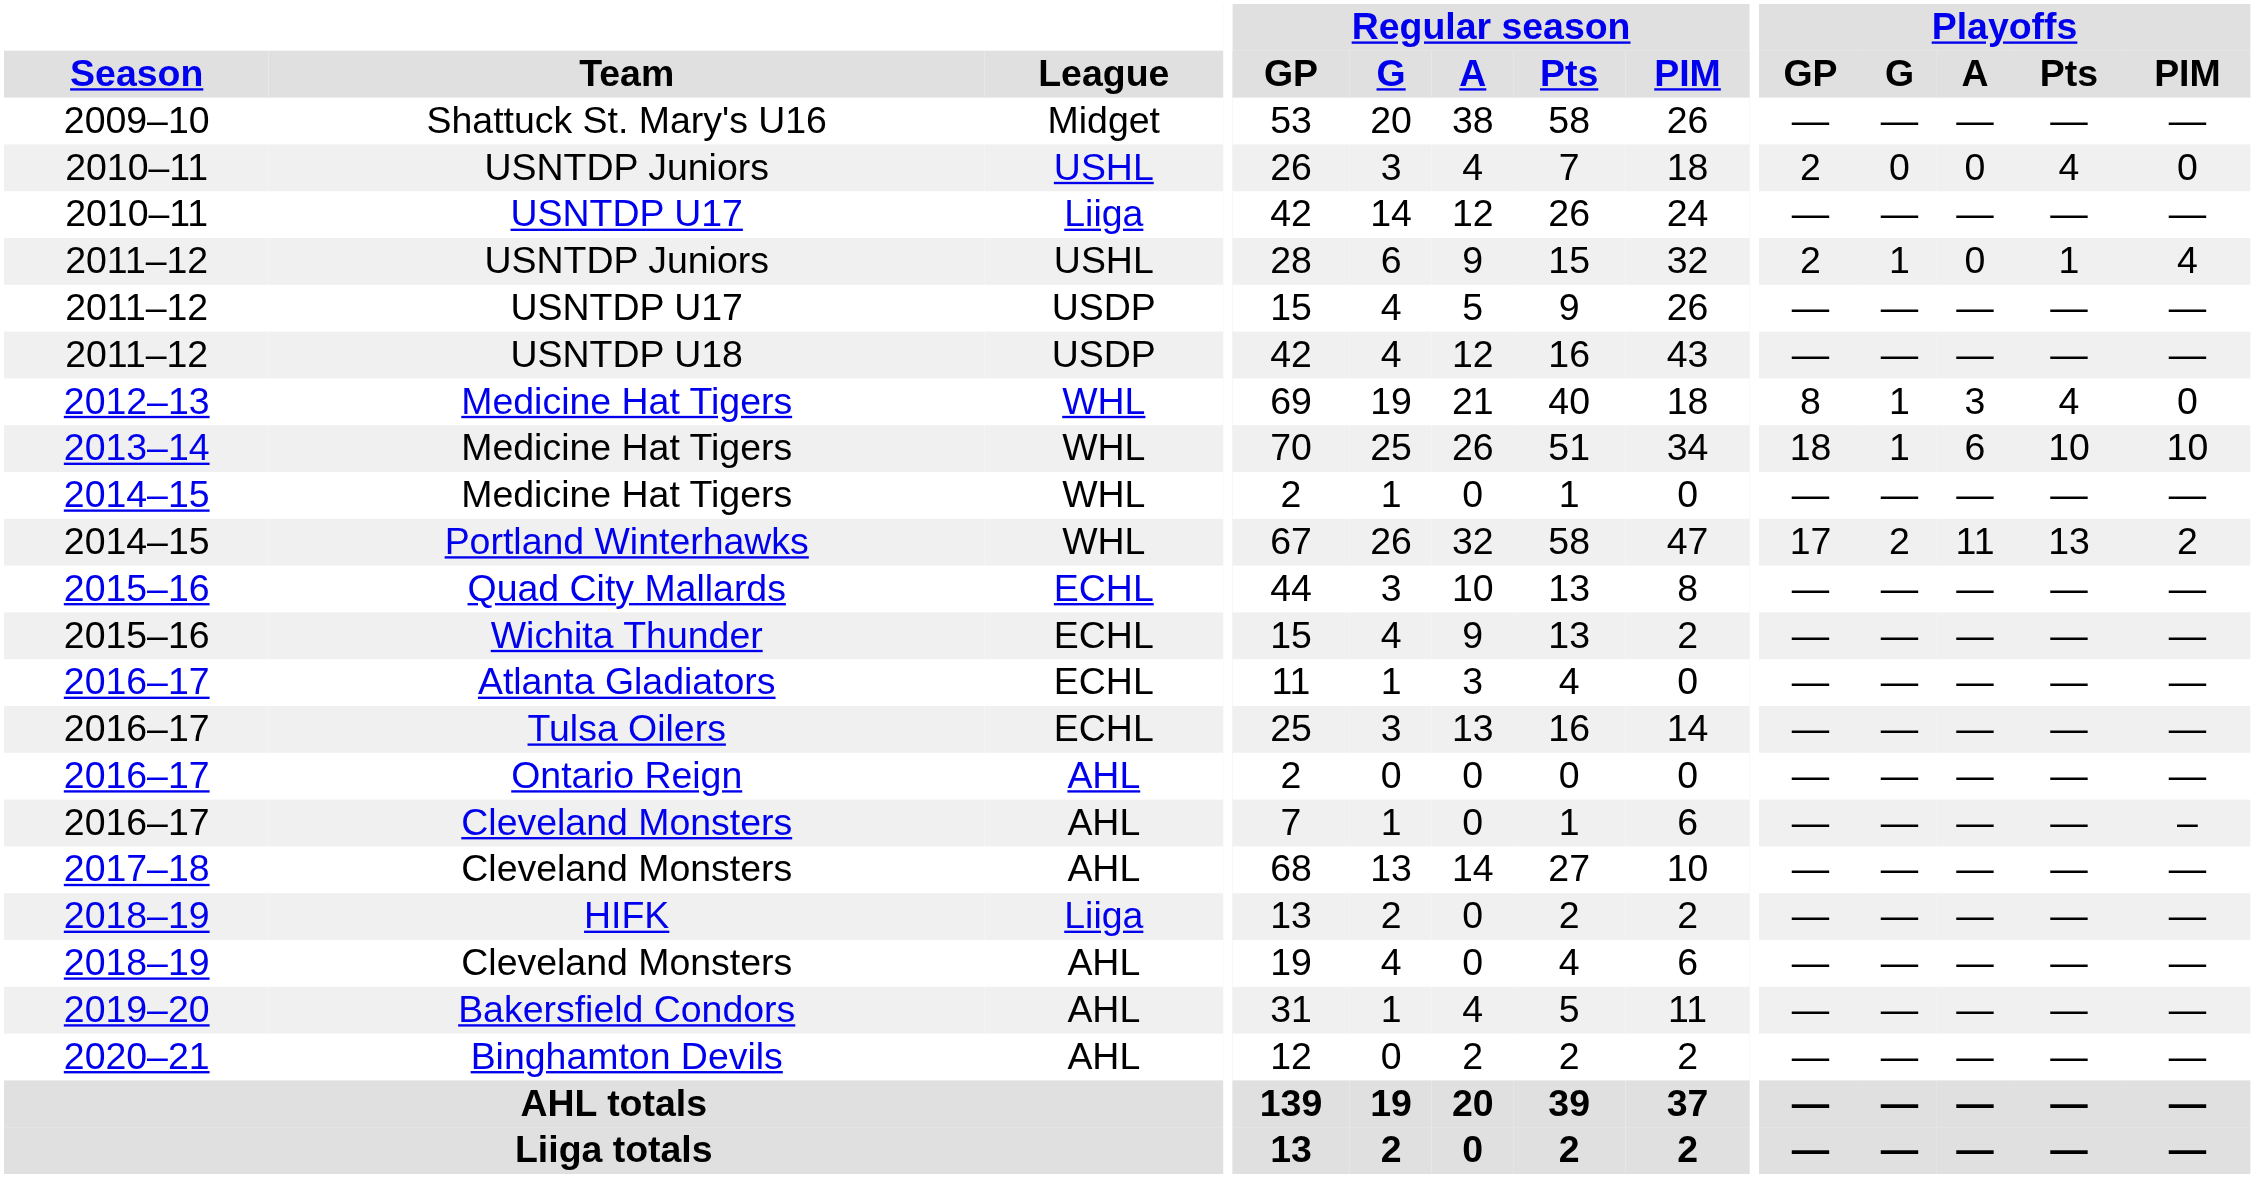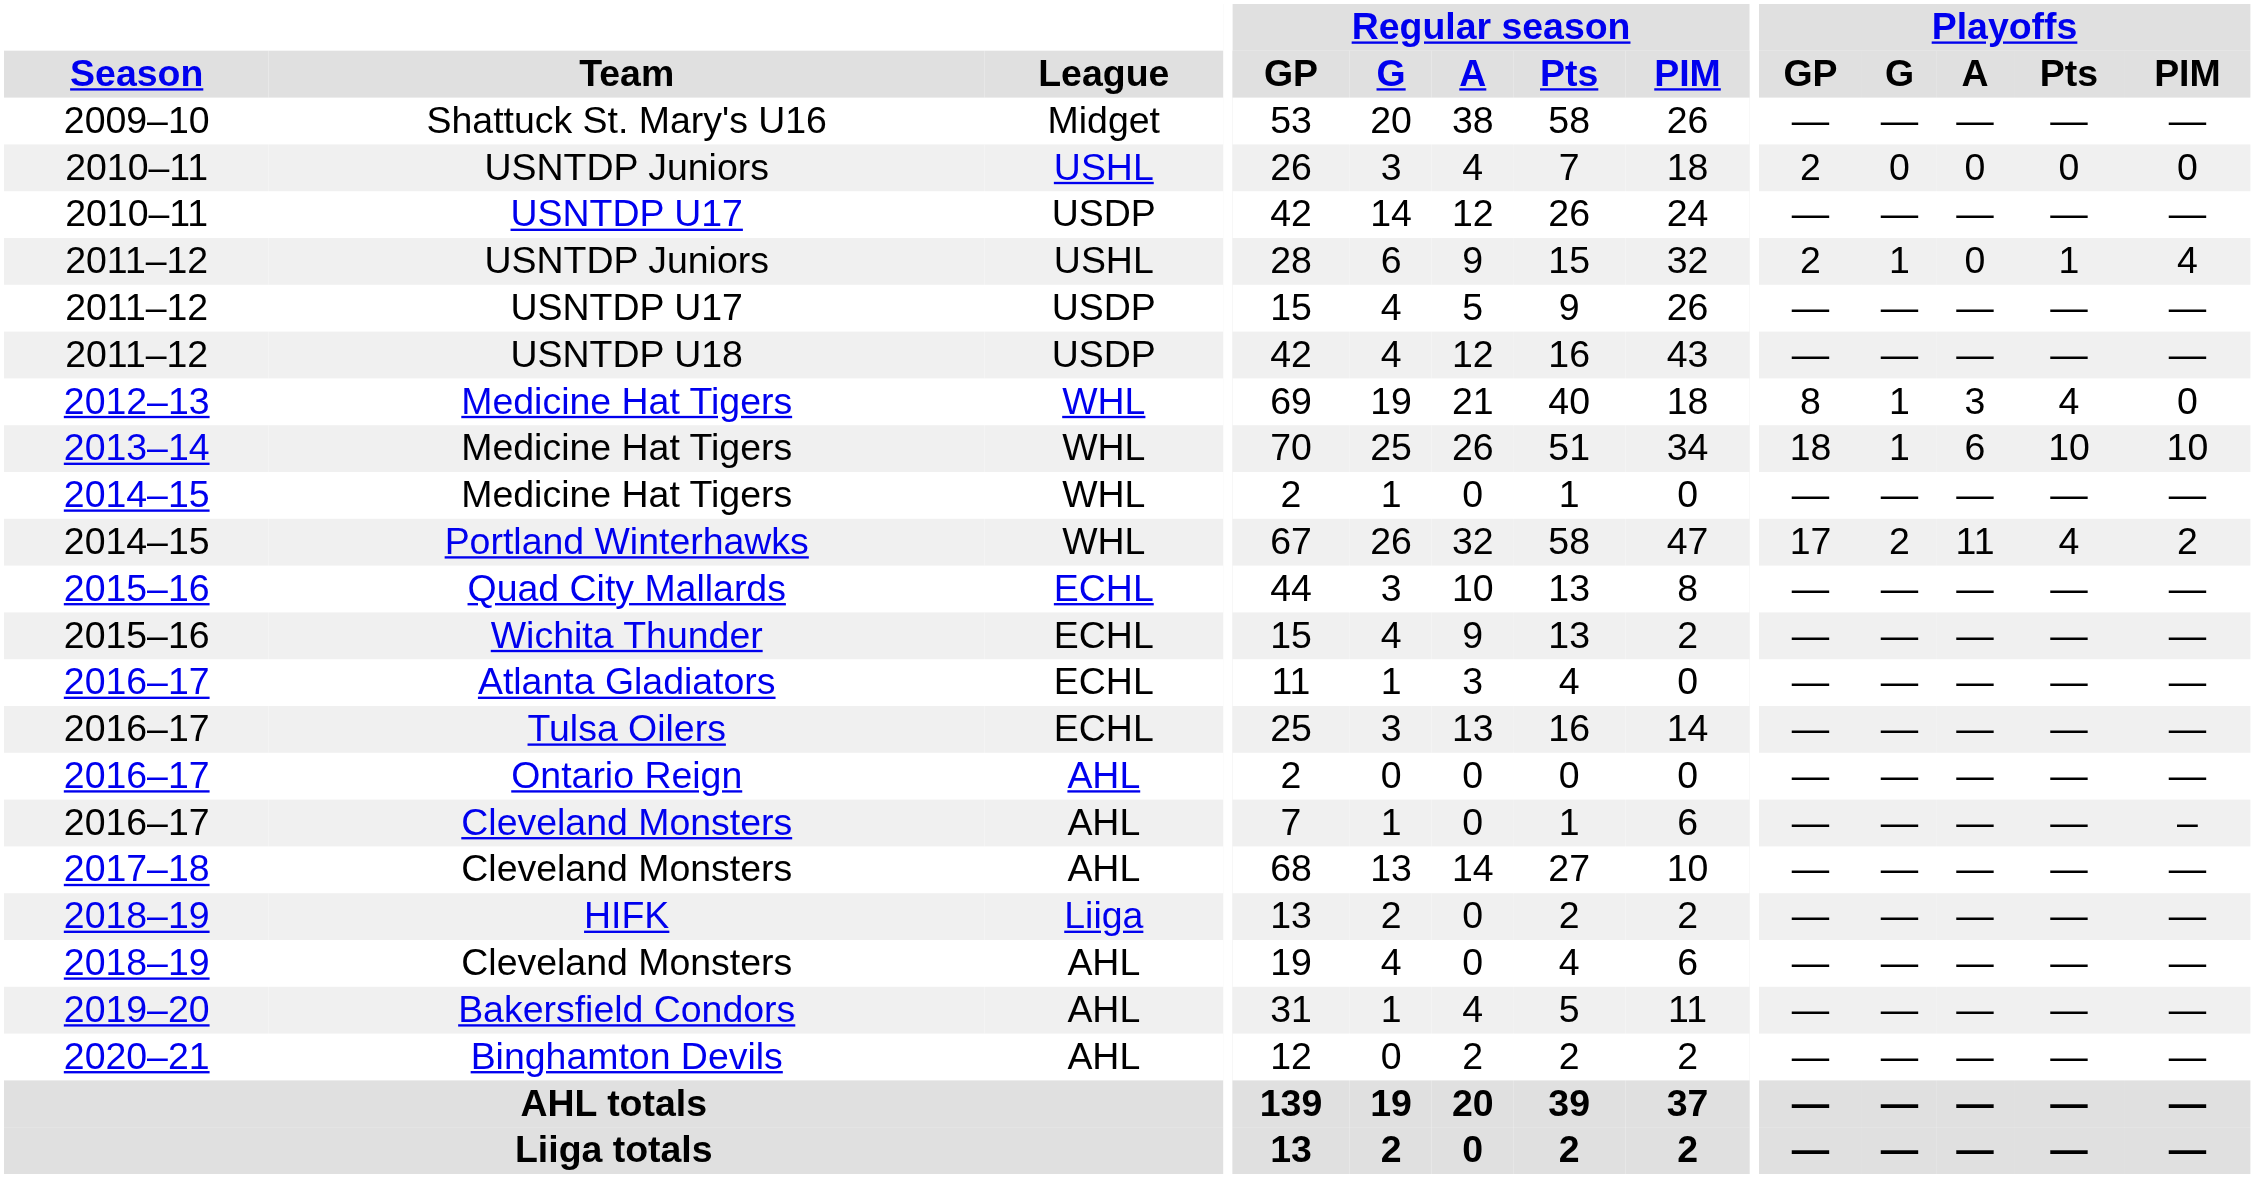(2069, 167) 4 -> (2069, 167) 0
(1104, 213) Liiga -> (1104, 213) USDP
(2069, 541) 13 -> (2069, 541) 4
